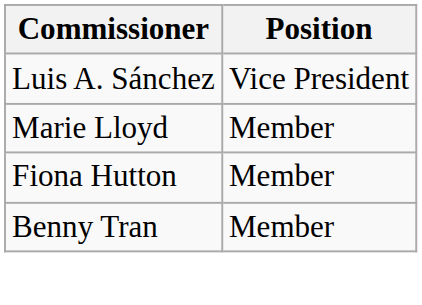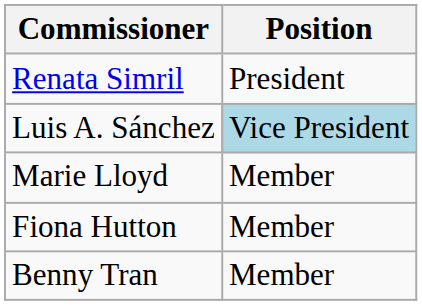+ row: (98, 78)
(319, 78) no background -> (319, 127) lightblue background
